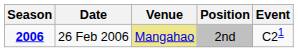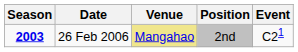(30, 36) 2006 -> (30, 36) 2003
